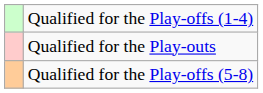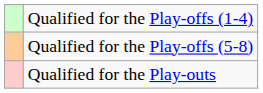rows swapped: (140, 74) <-> (122, 46)
